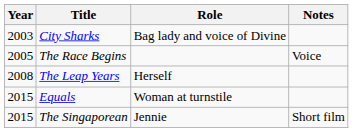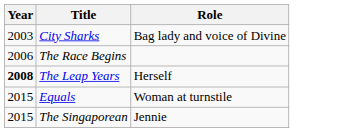- column: (318, 14)
(20, 55) 2005 -> (20, 55) 2006
(20, 76) normal -> (20, 76) bold
